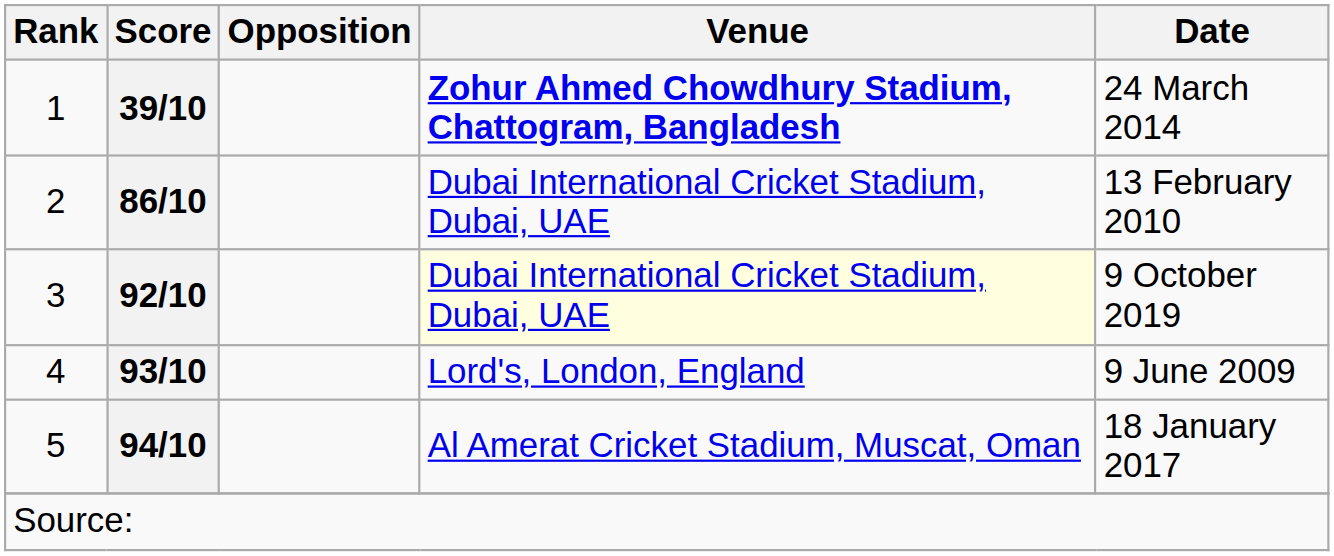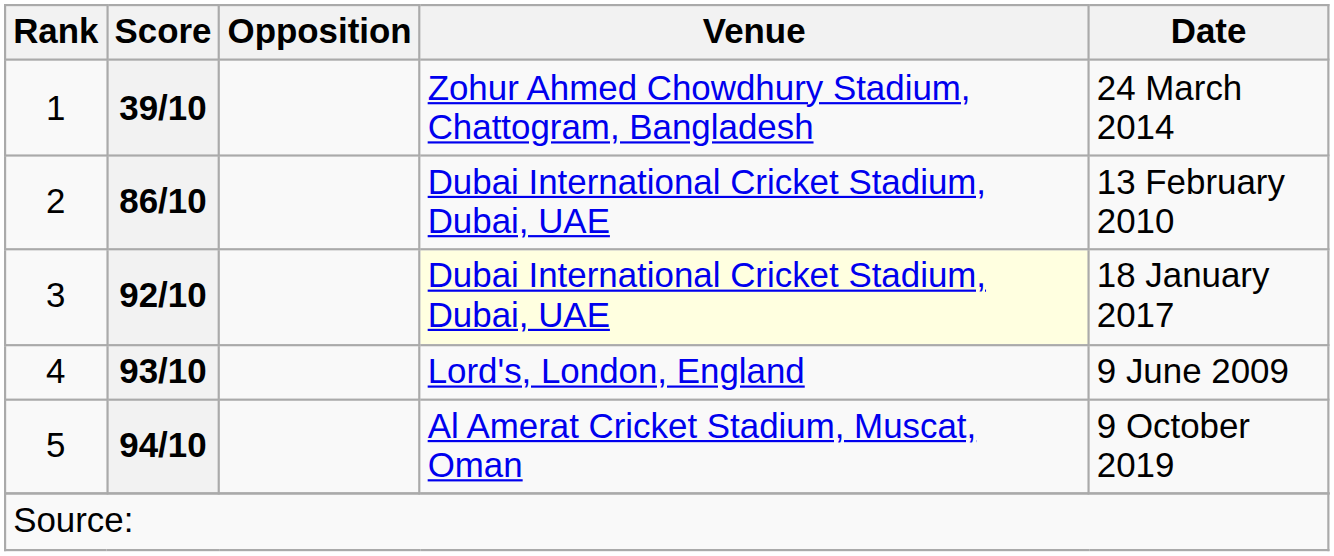(720, 107) bold -> (699, 107) normal
(1180, 296) 9 October 2019 -> (1183, 296) 18 January 2017
(1190, 446) 18 January 2017 -> (1173, 446) 9 October 2019
